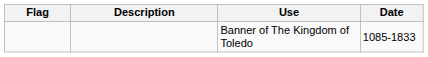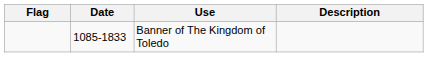columns swapped: (392, 13) <-> (144, 13)
